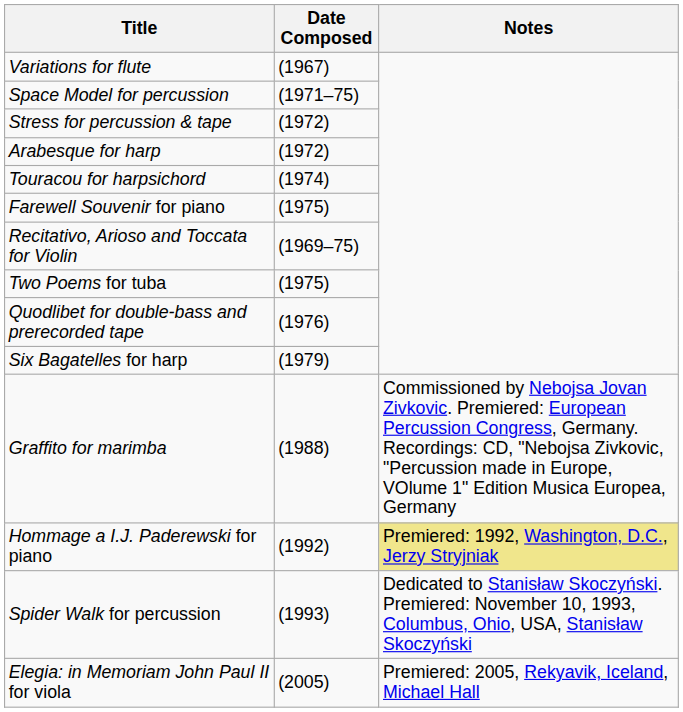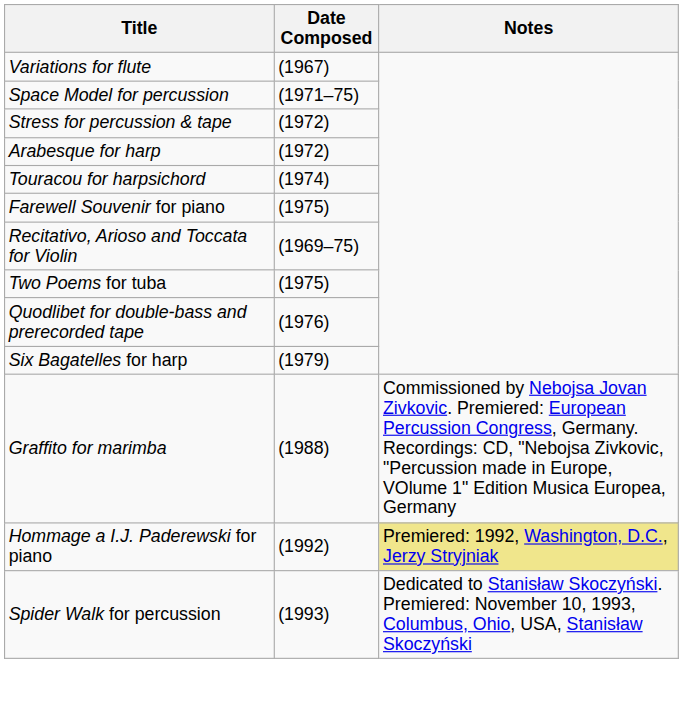- row: (139, 682)
